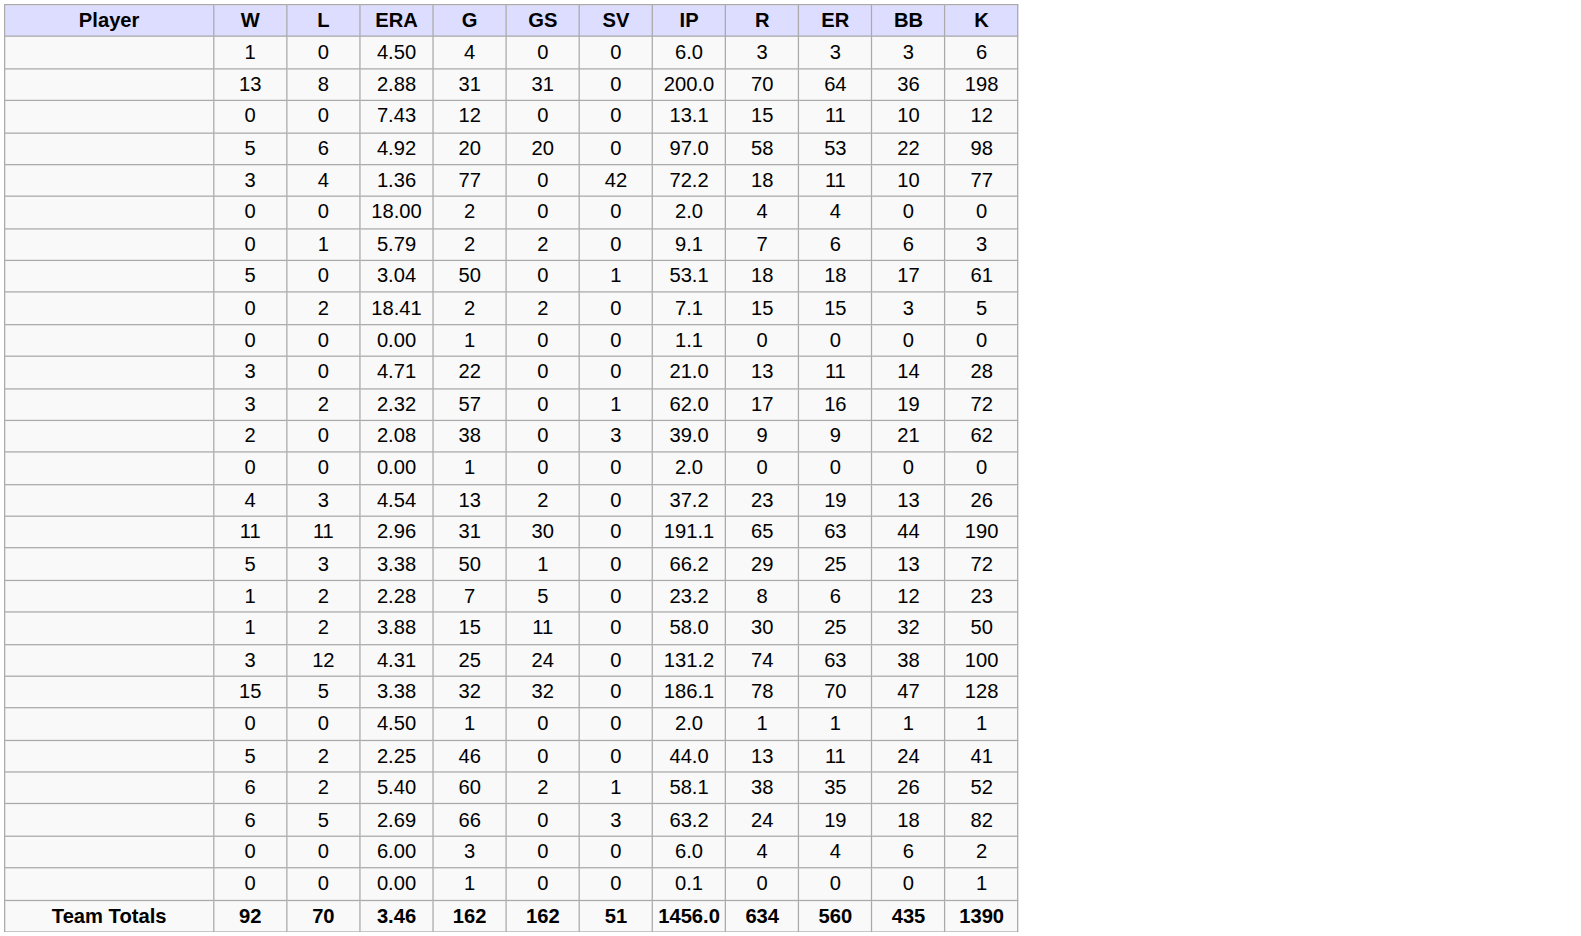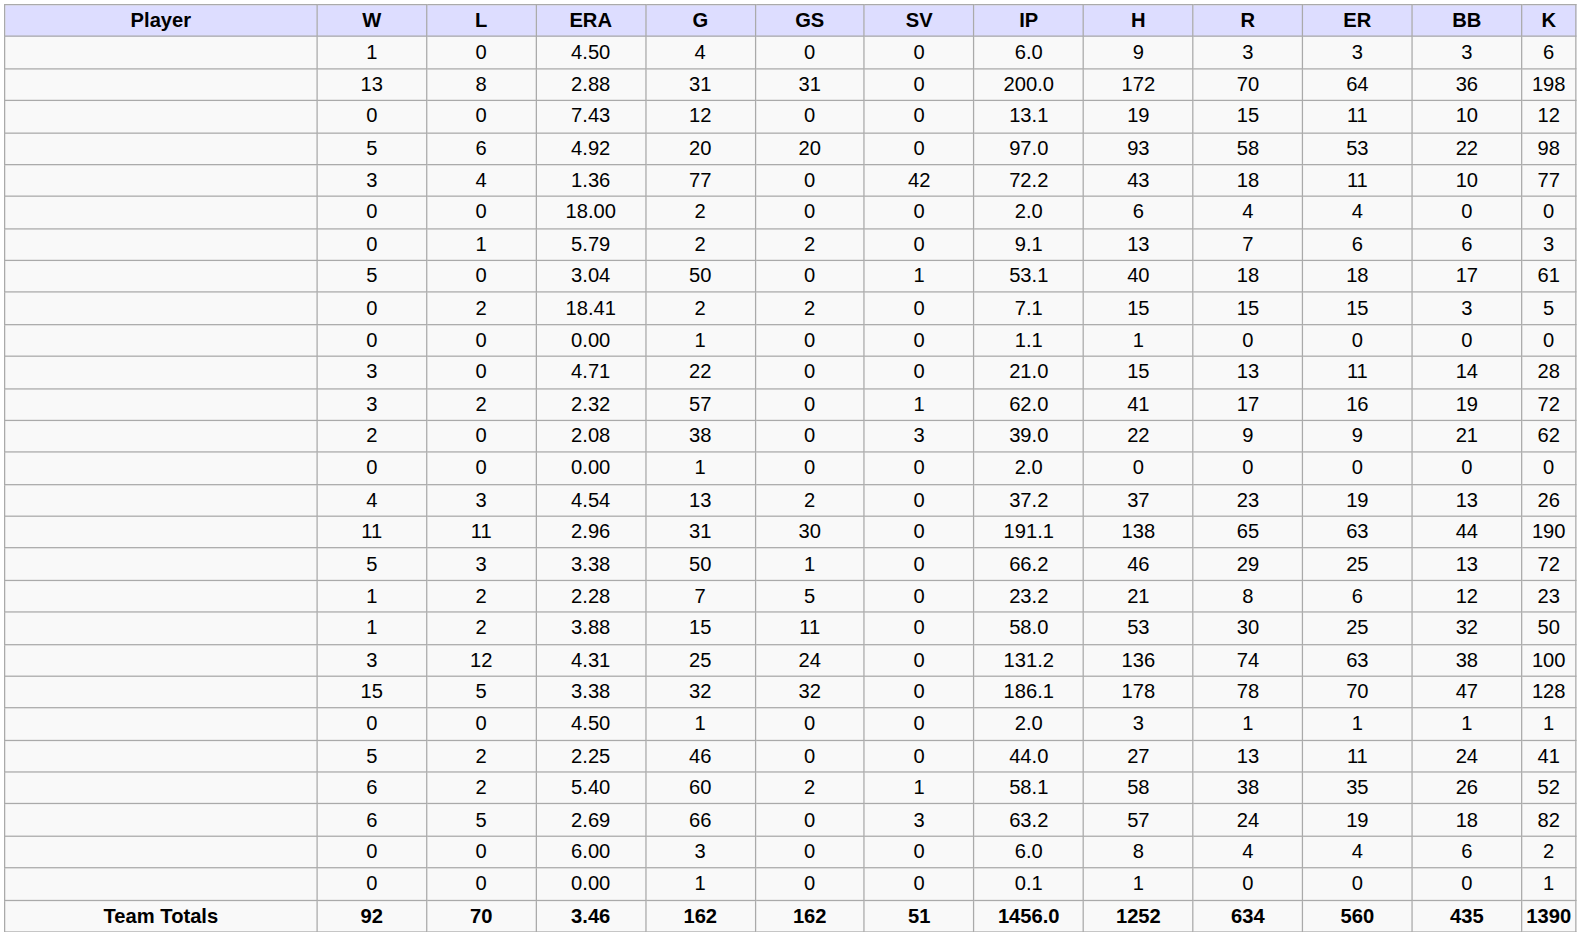+ column: (1138, 20)
